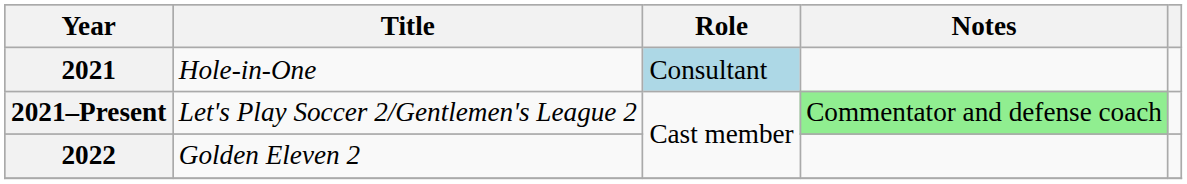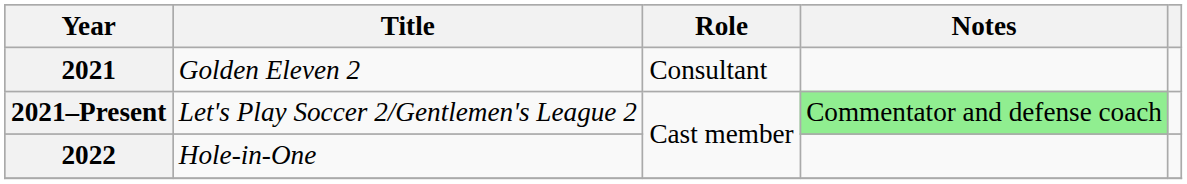(248, 69) Hole-in-One -> (269, 69) Golden Eleven 2
(708, 69) lightblue background -> (708, 69) no background
(269, 155) Golden Eleven 2 -> (248, 155) Hole-in-One
